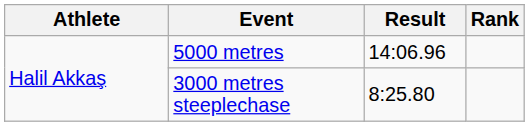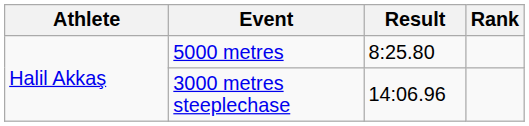(407, 51) 14:06.96 -> (402, 51) 8:25.80
(402, 94) 8:25.80 -> (407, 94) 14:06.96
